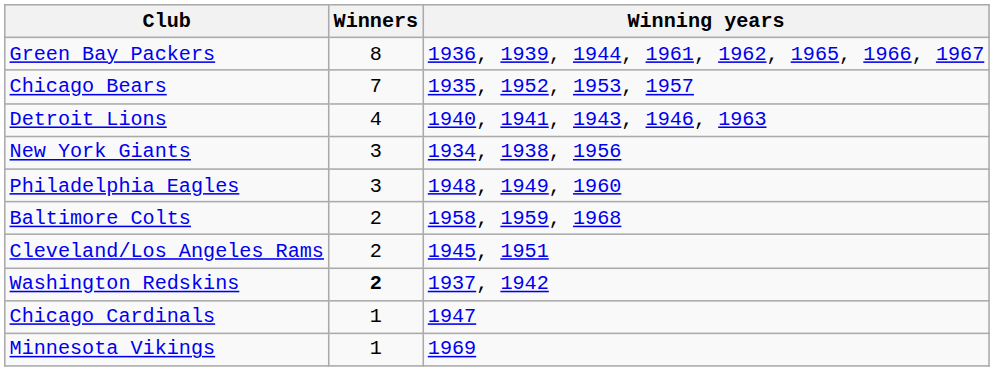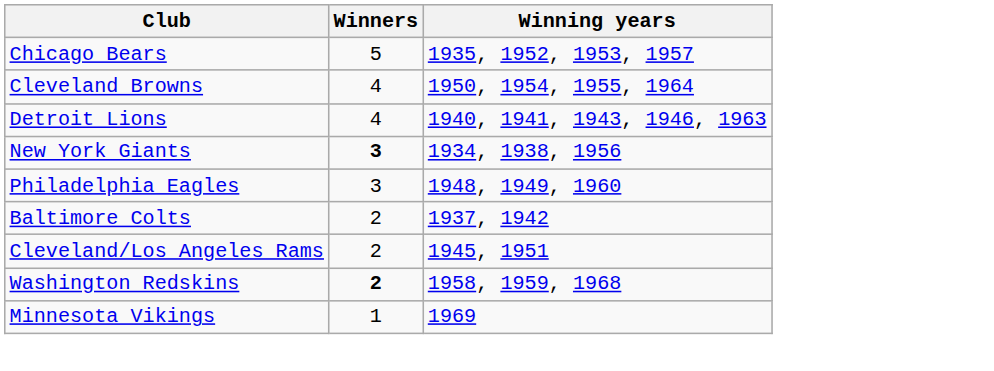- row: (112, 54)
(376, 87) 7 -> (376, 54) 5
+ row: (106, 87)
(376, 153) normal -> (376, 153) bold
(525, 218) 1958, 1959, 1968 -> (488, 218) 1937, 1942
(488, 284) 1937, 1942 -> (525, 284) 1958, 1959, 1968
- row: (112, 317)
